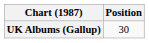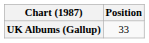(124, 29) 30 -> (124, 29) 33
